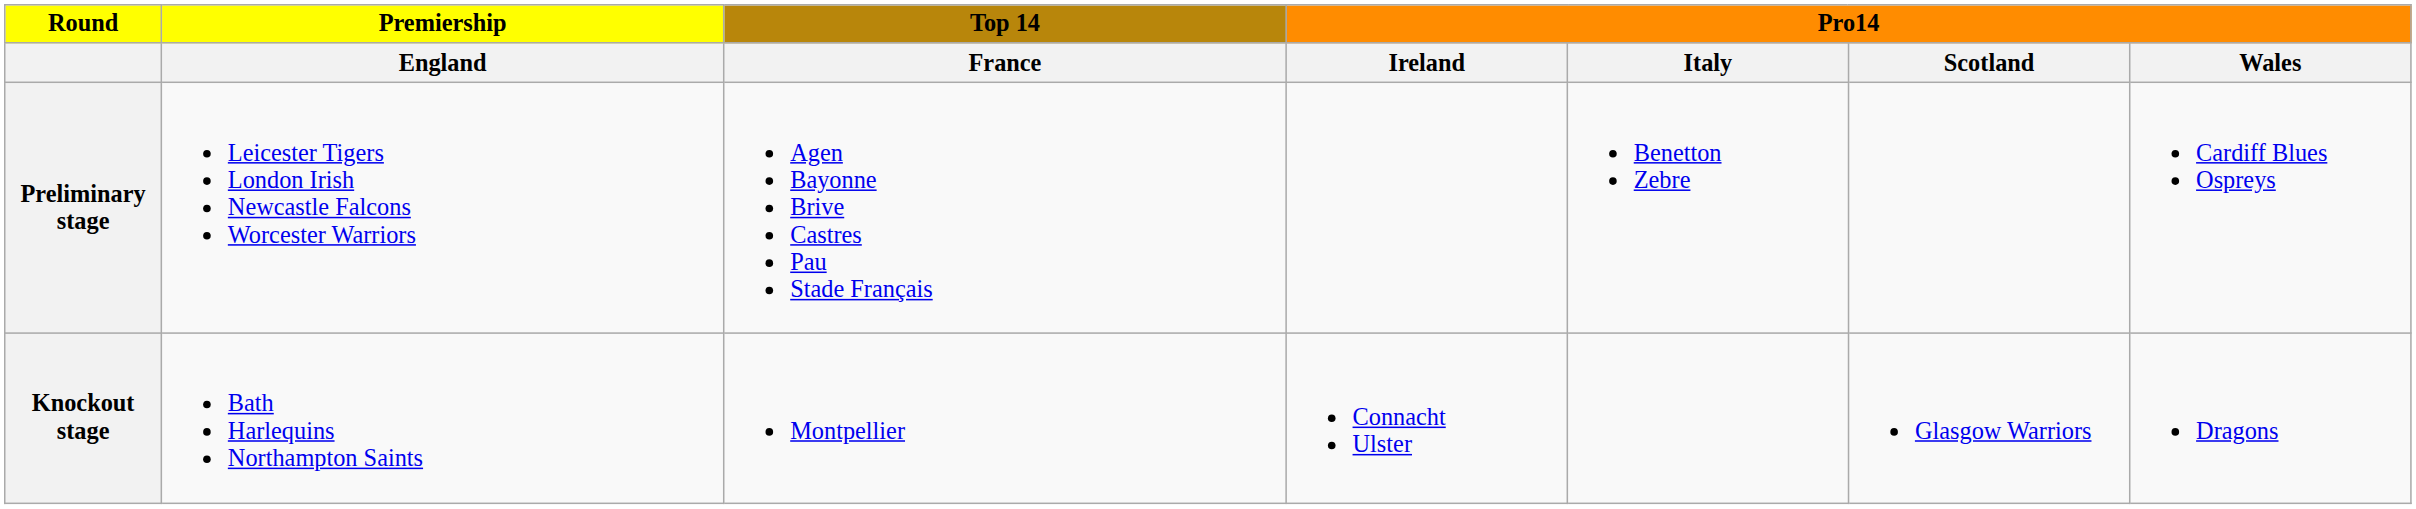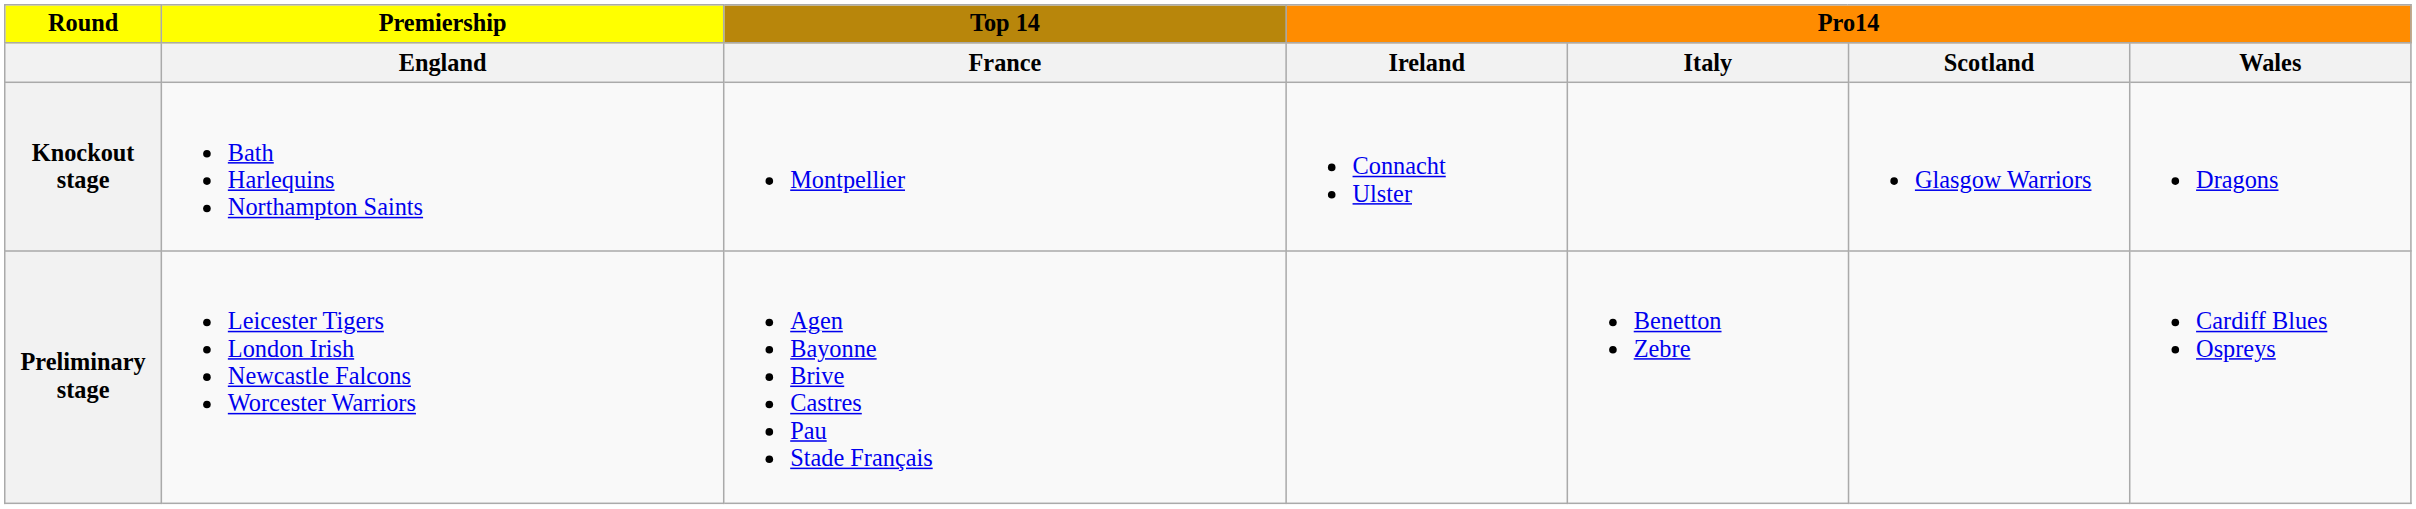rows swapped: (83, 207) <-> (83, 417)
